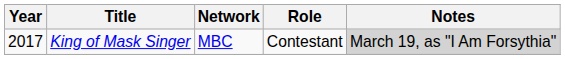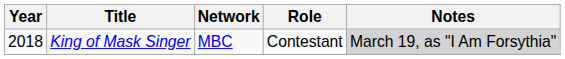(26, 41) 2017 -> (26, 41) 2018
